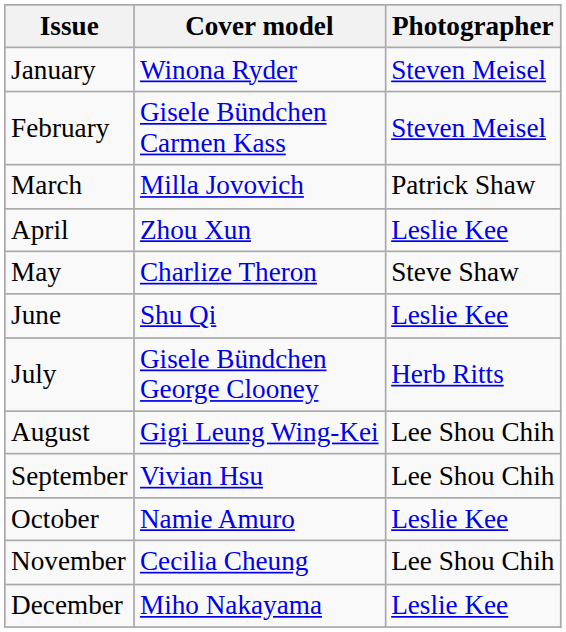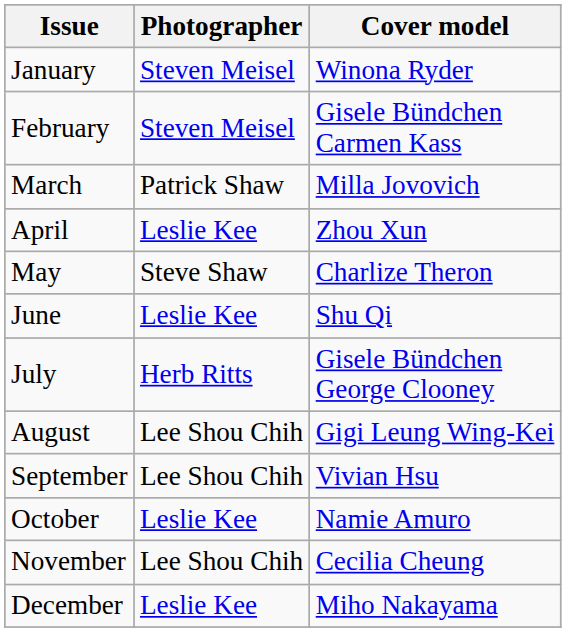columns swapped: (259, 26) <-> (473, 26)
